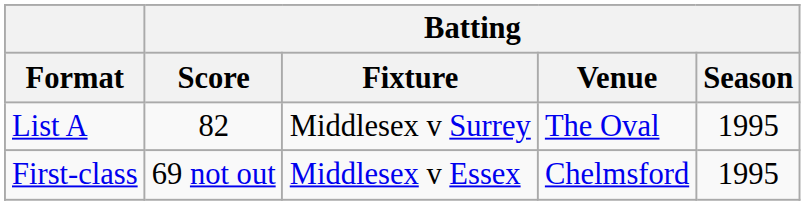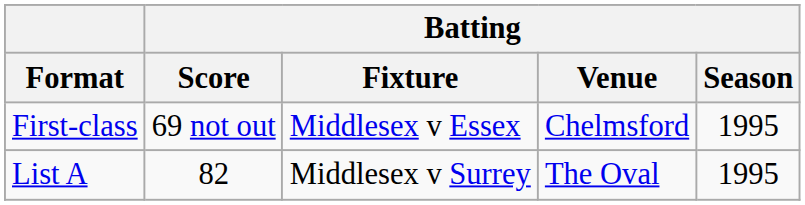rows swapped: (75, 174) <-> (50, 125)
